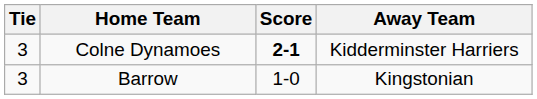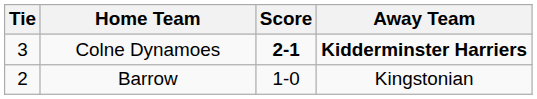(424, 49) normal -> (424, 49) bold
(22, 79) 3 -> (22, 79) 2
